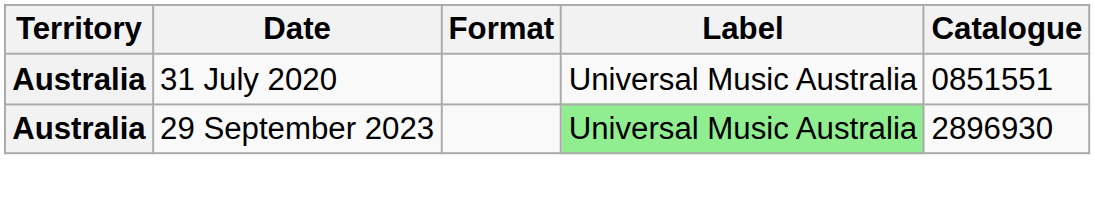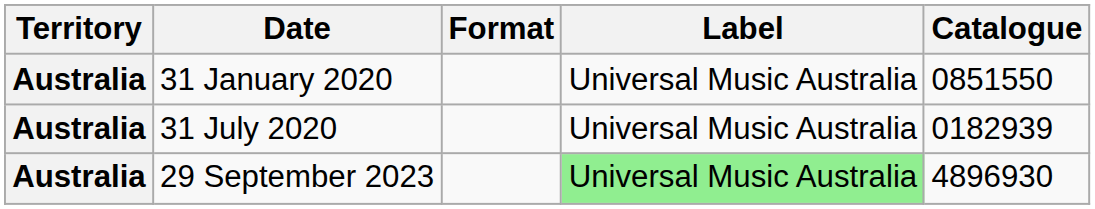+ row: (276, 78)
(992, 78) 0851551 -> (992, 128) 0182939
(992, 128) 2896930 -> (992, 177) 4896930
